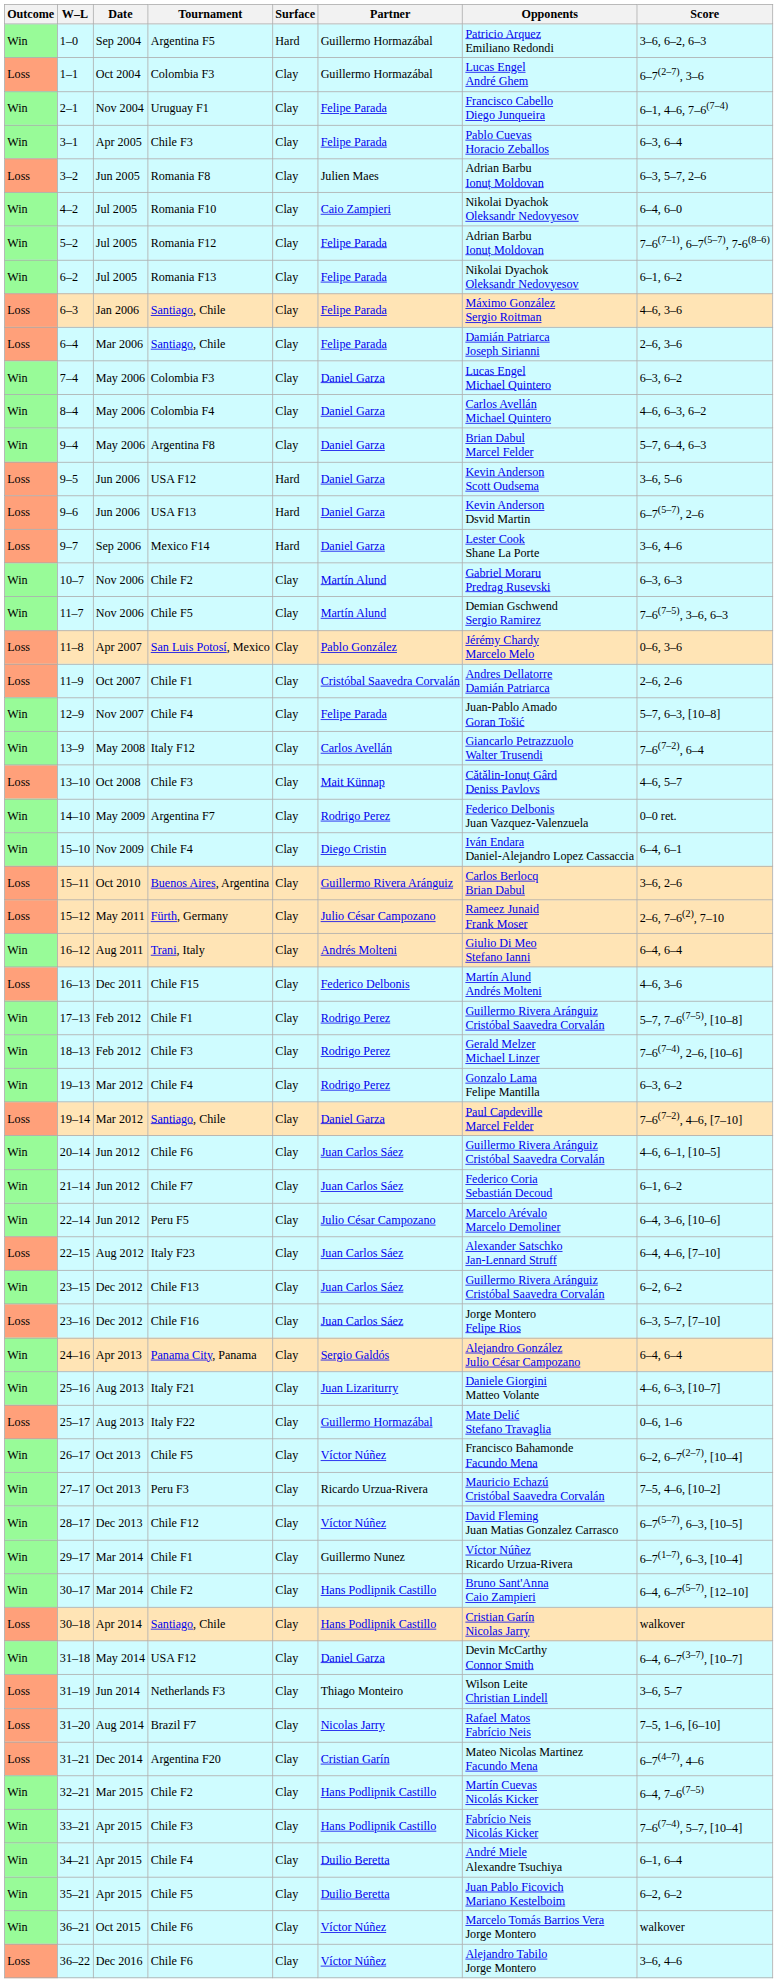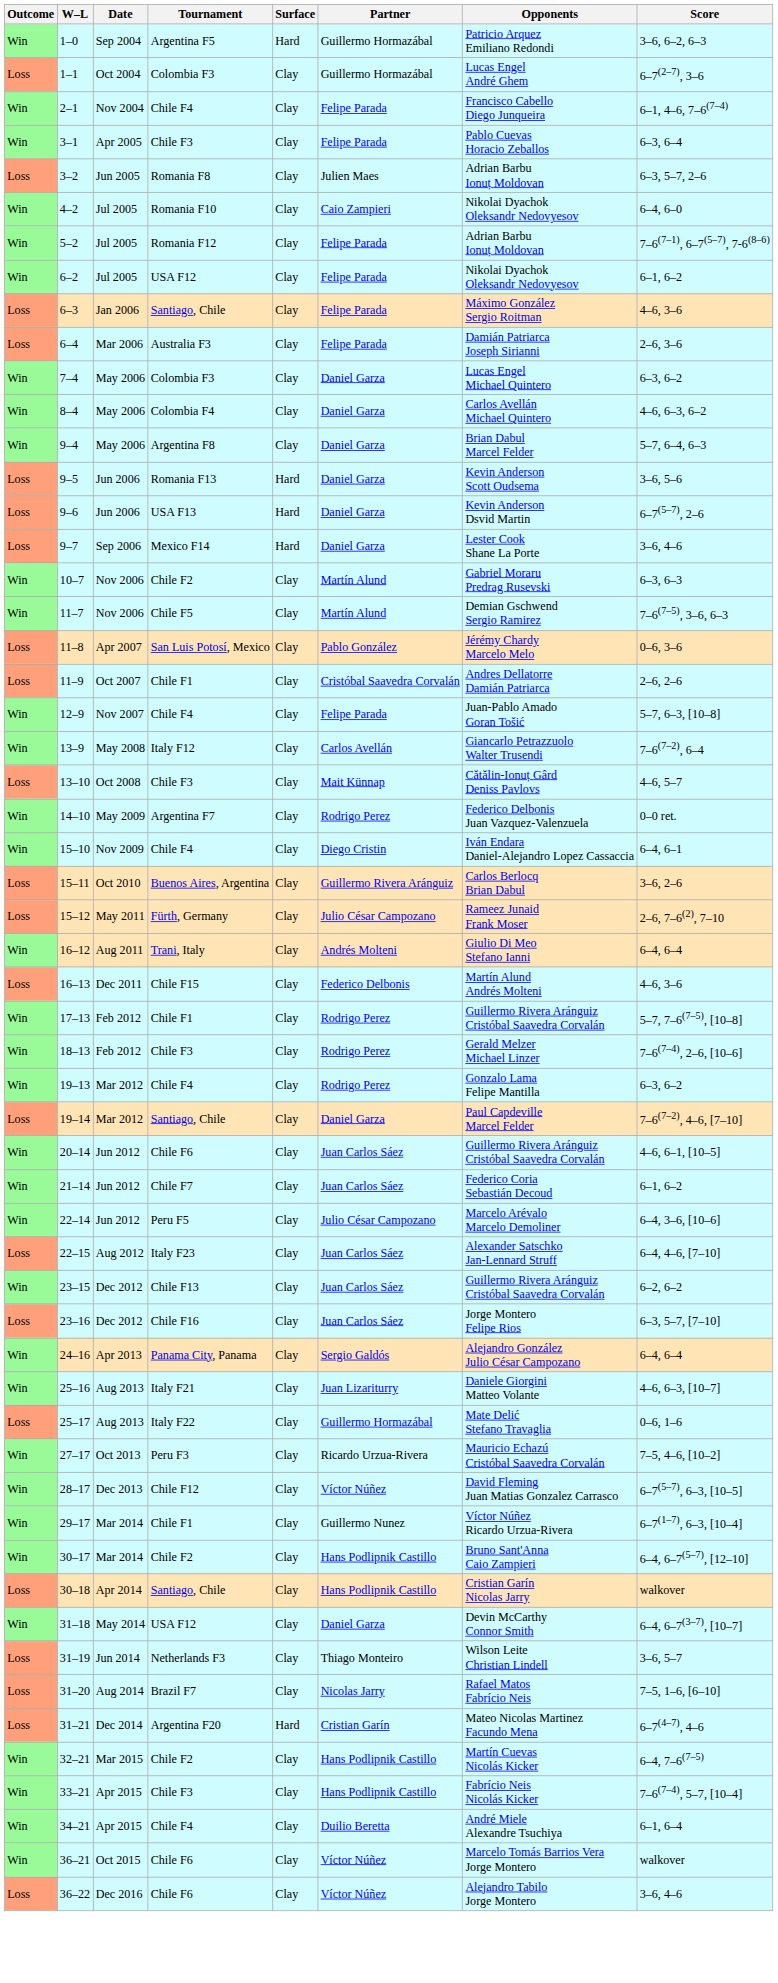(180, 107) Uruguay F1 -> (172, 107) Chile F4
(184, 276) Romania F13 -> (173, 276) USA F12
(188, 343) Santiago, Chile -> (181, 343) Australia F3
(173, 478) USA F12 -> (184, 478) Romania F13
- row: (75, 1455)
(287, 1758) Clay -> (287, 1724) Hard
- row: (75, 1893)
